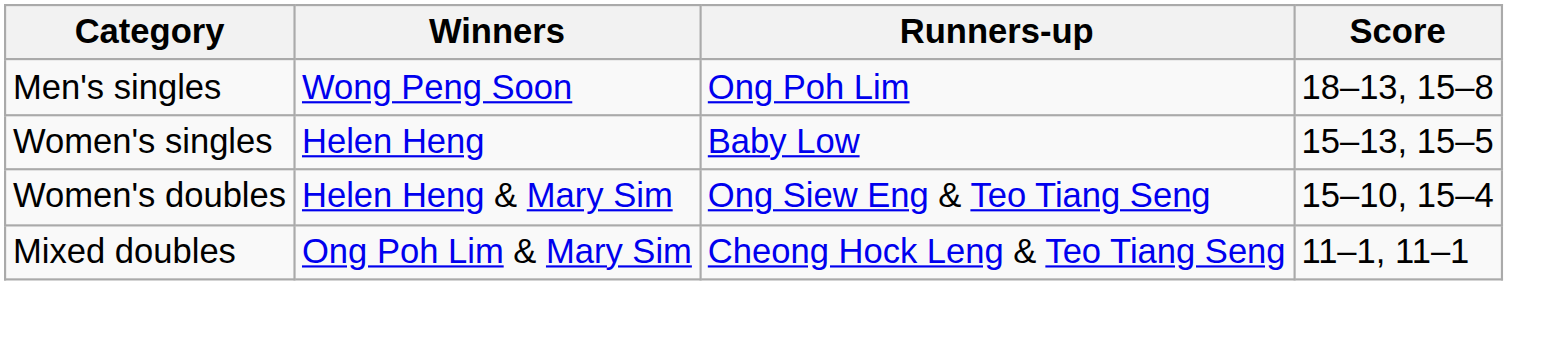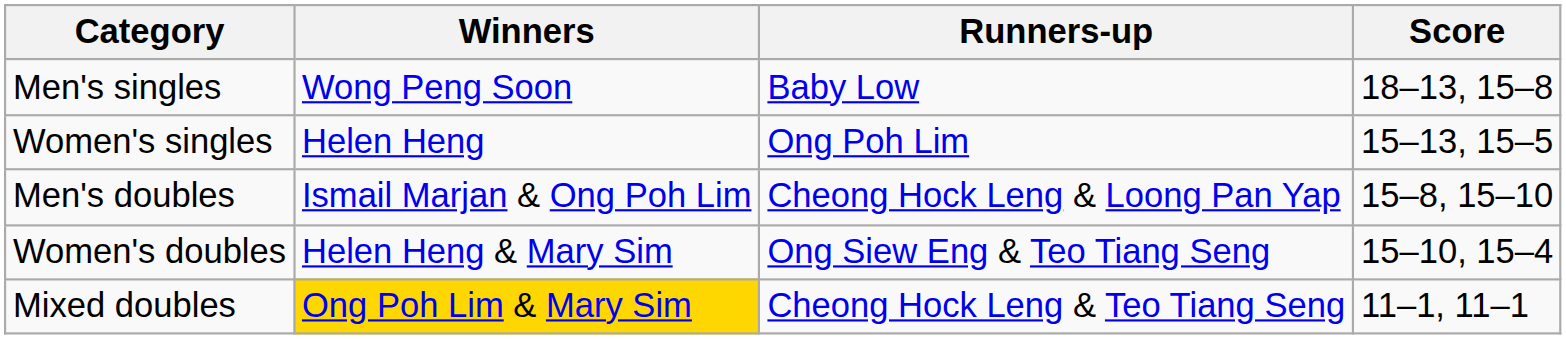(809, 86) Ong Poh Lim -> (843, 86) Baby Low
(784, 141) Baby Low -> (868, 141) Ong Poh Lim
+ row: (124, 196)
(497, 251) no background -> (497, 305) gold background
